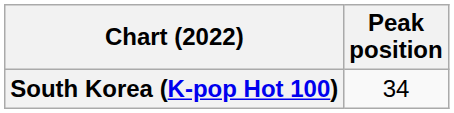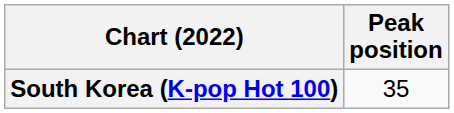(396, 88) 34 -> (396, 88) 35
